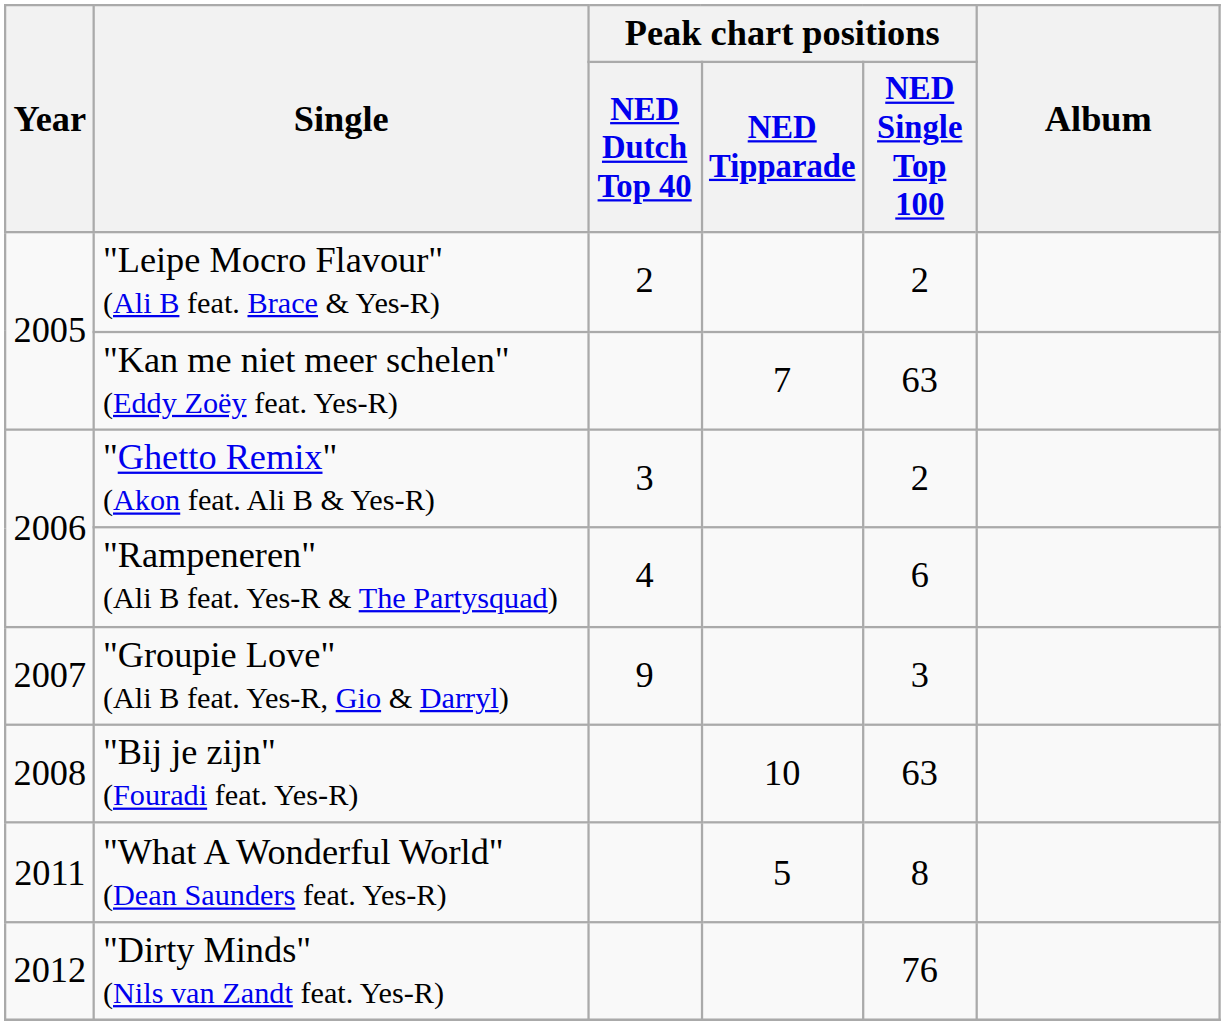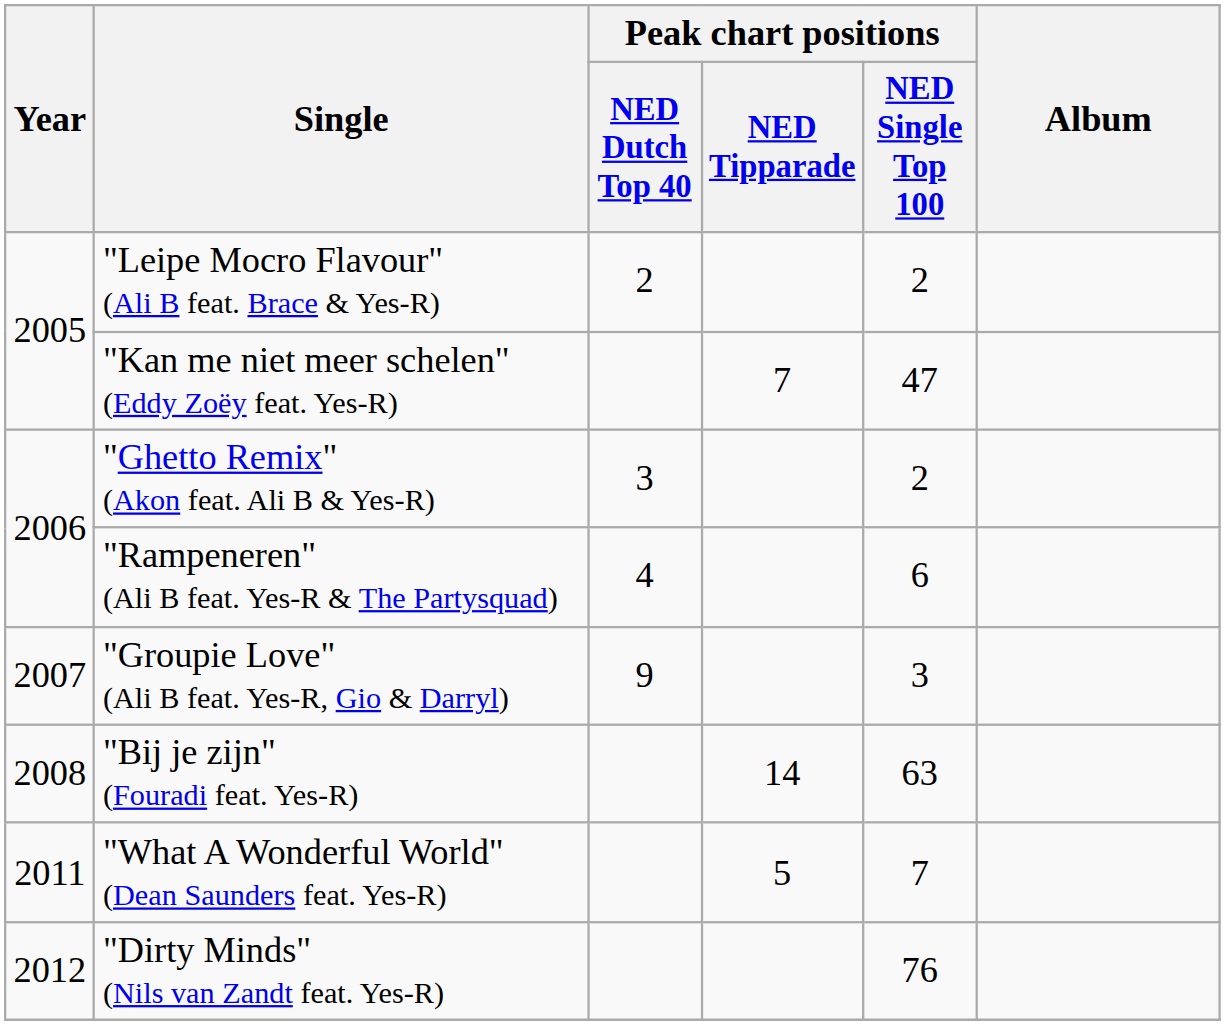(920, 379) 63 -> (920, 379) 47
(782, 773) 10 -> (782, 773) 14
(920, 871) 8 -> (920, 871) 7
